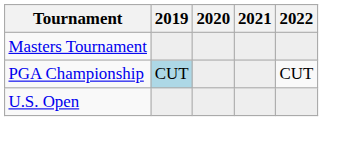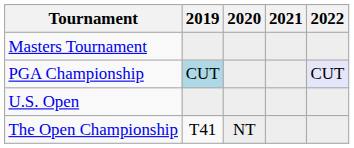(296, 74) no background -> (327, 74) lavender background
+ row: (93, 129)
